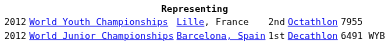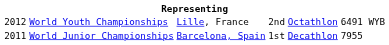(352, 22) 7955 -> (363, 22) 6491 WYB
(15, 35) 2012 -> (15, 35) 2011
(363, 35) 6491 WYB -> (352, 35) 7955
